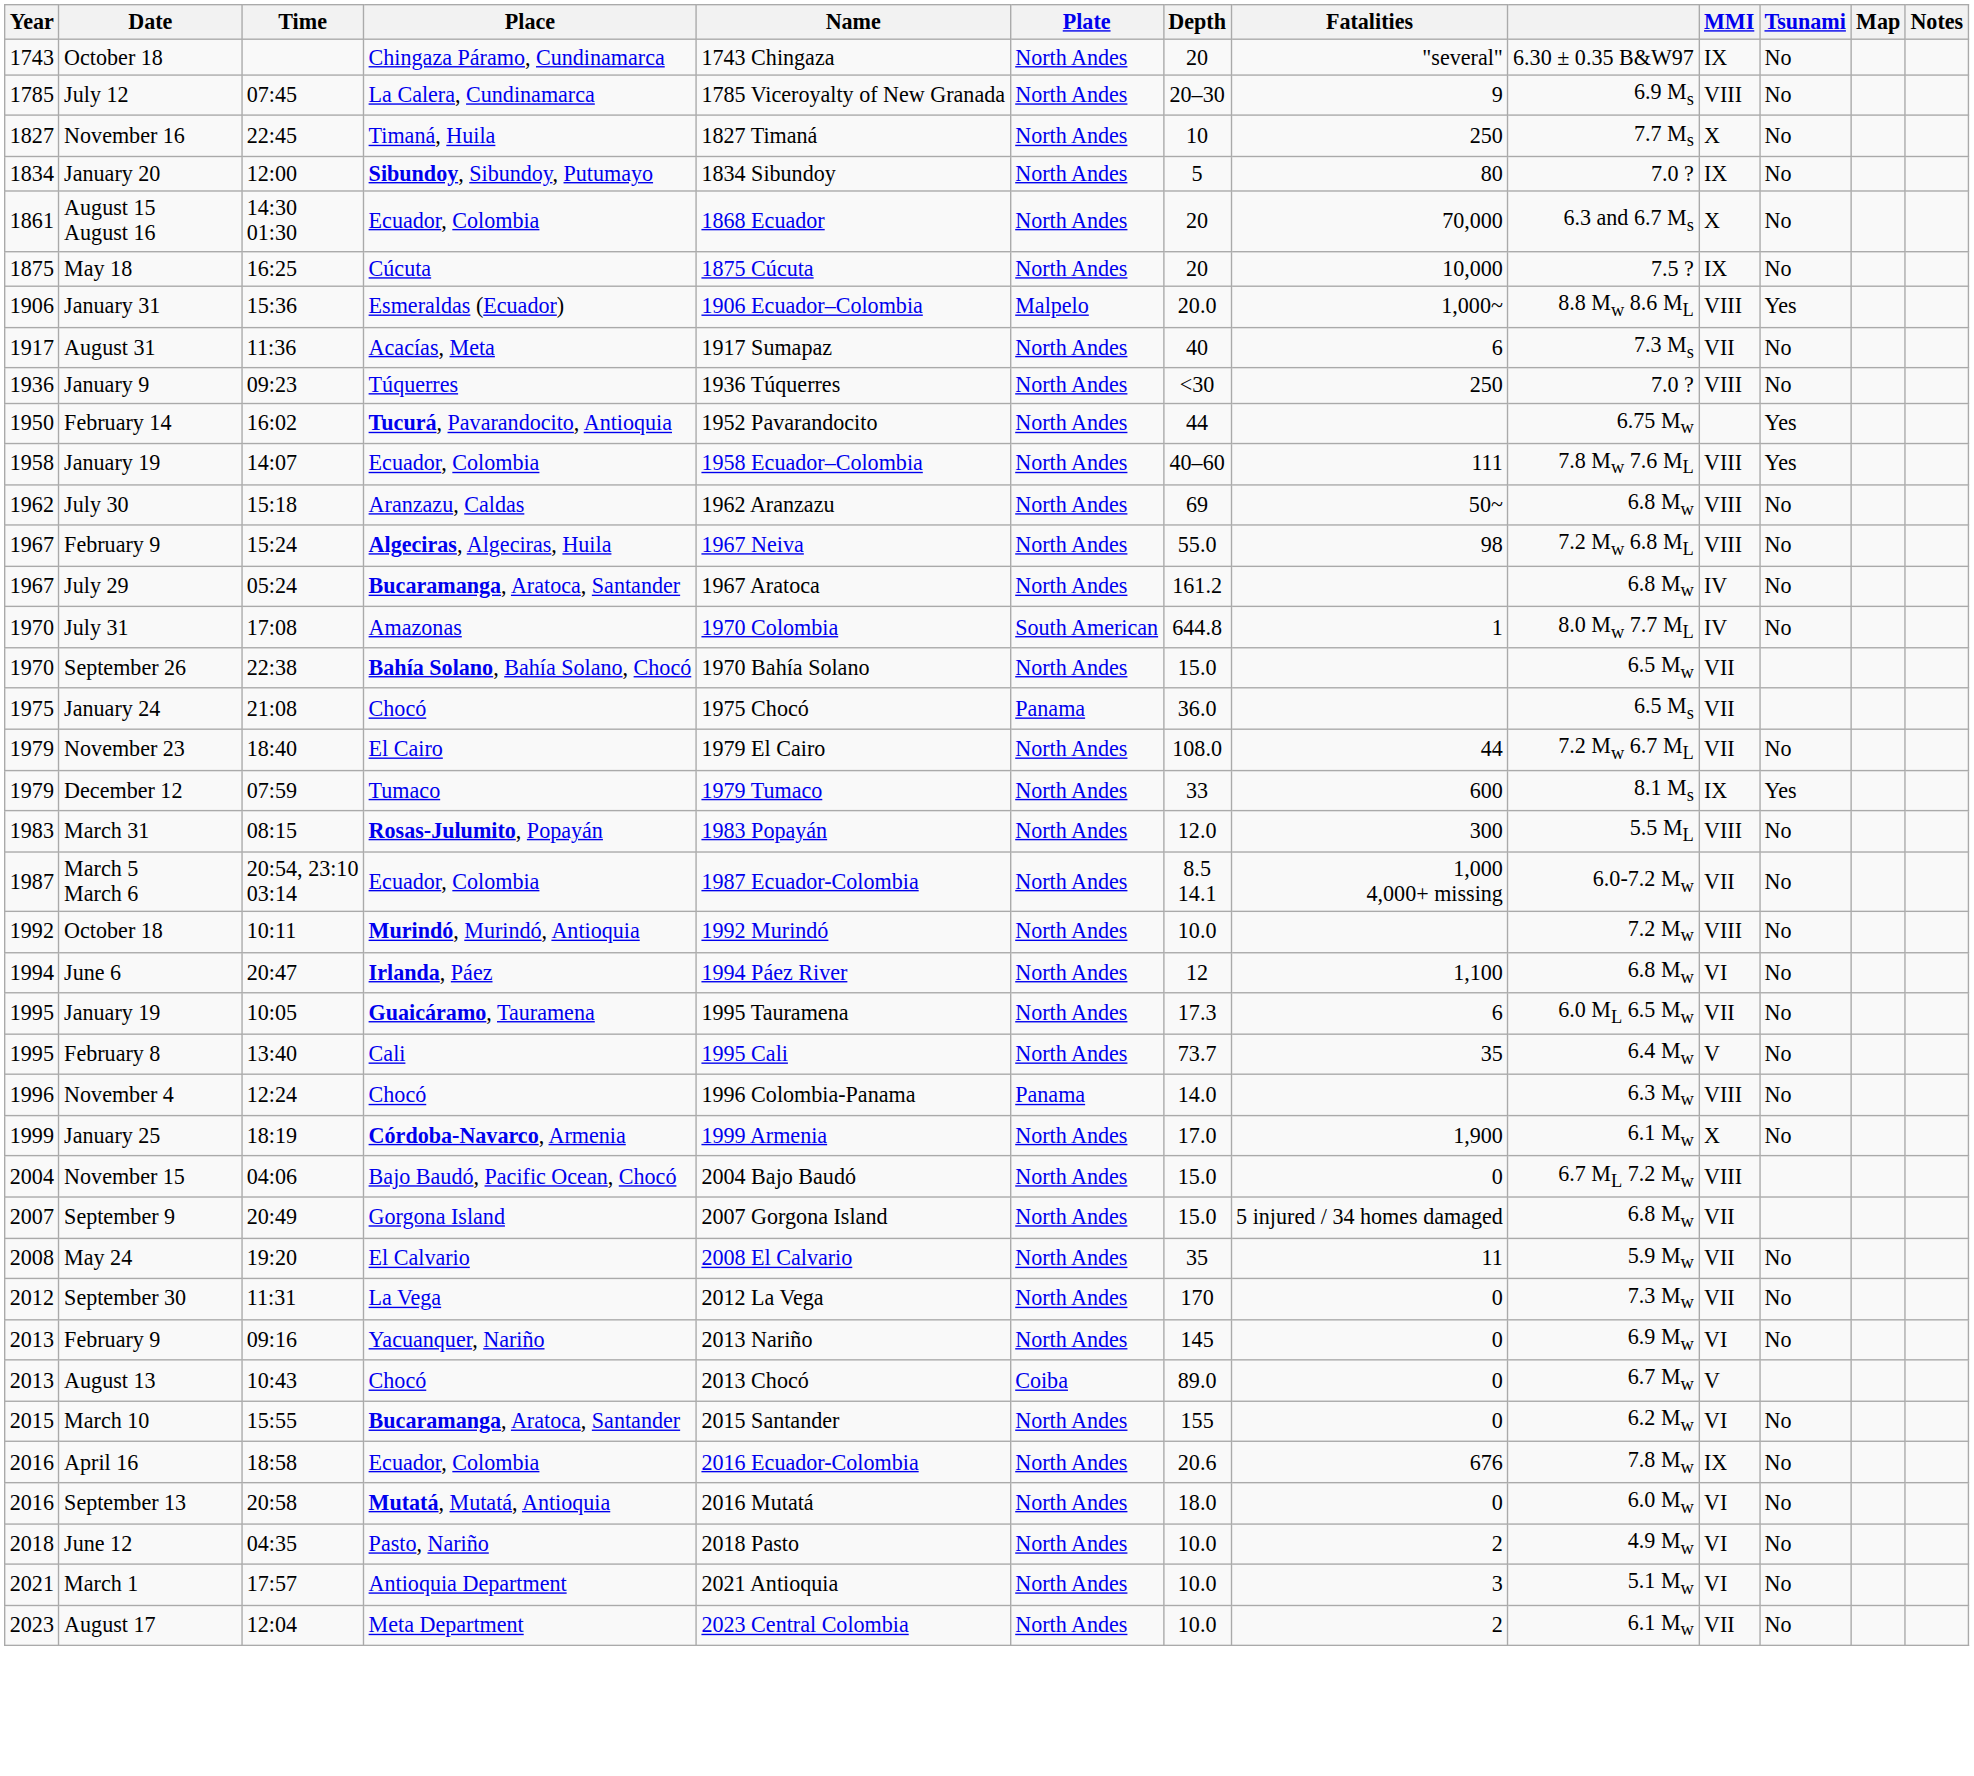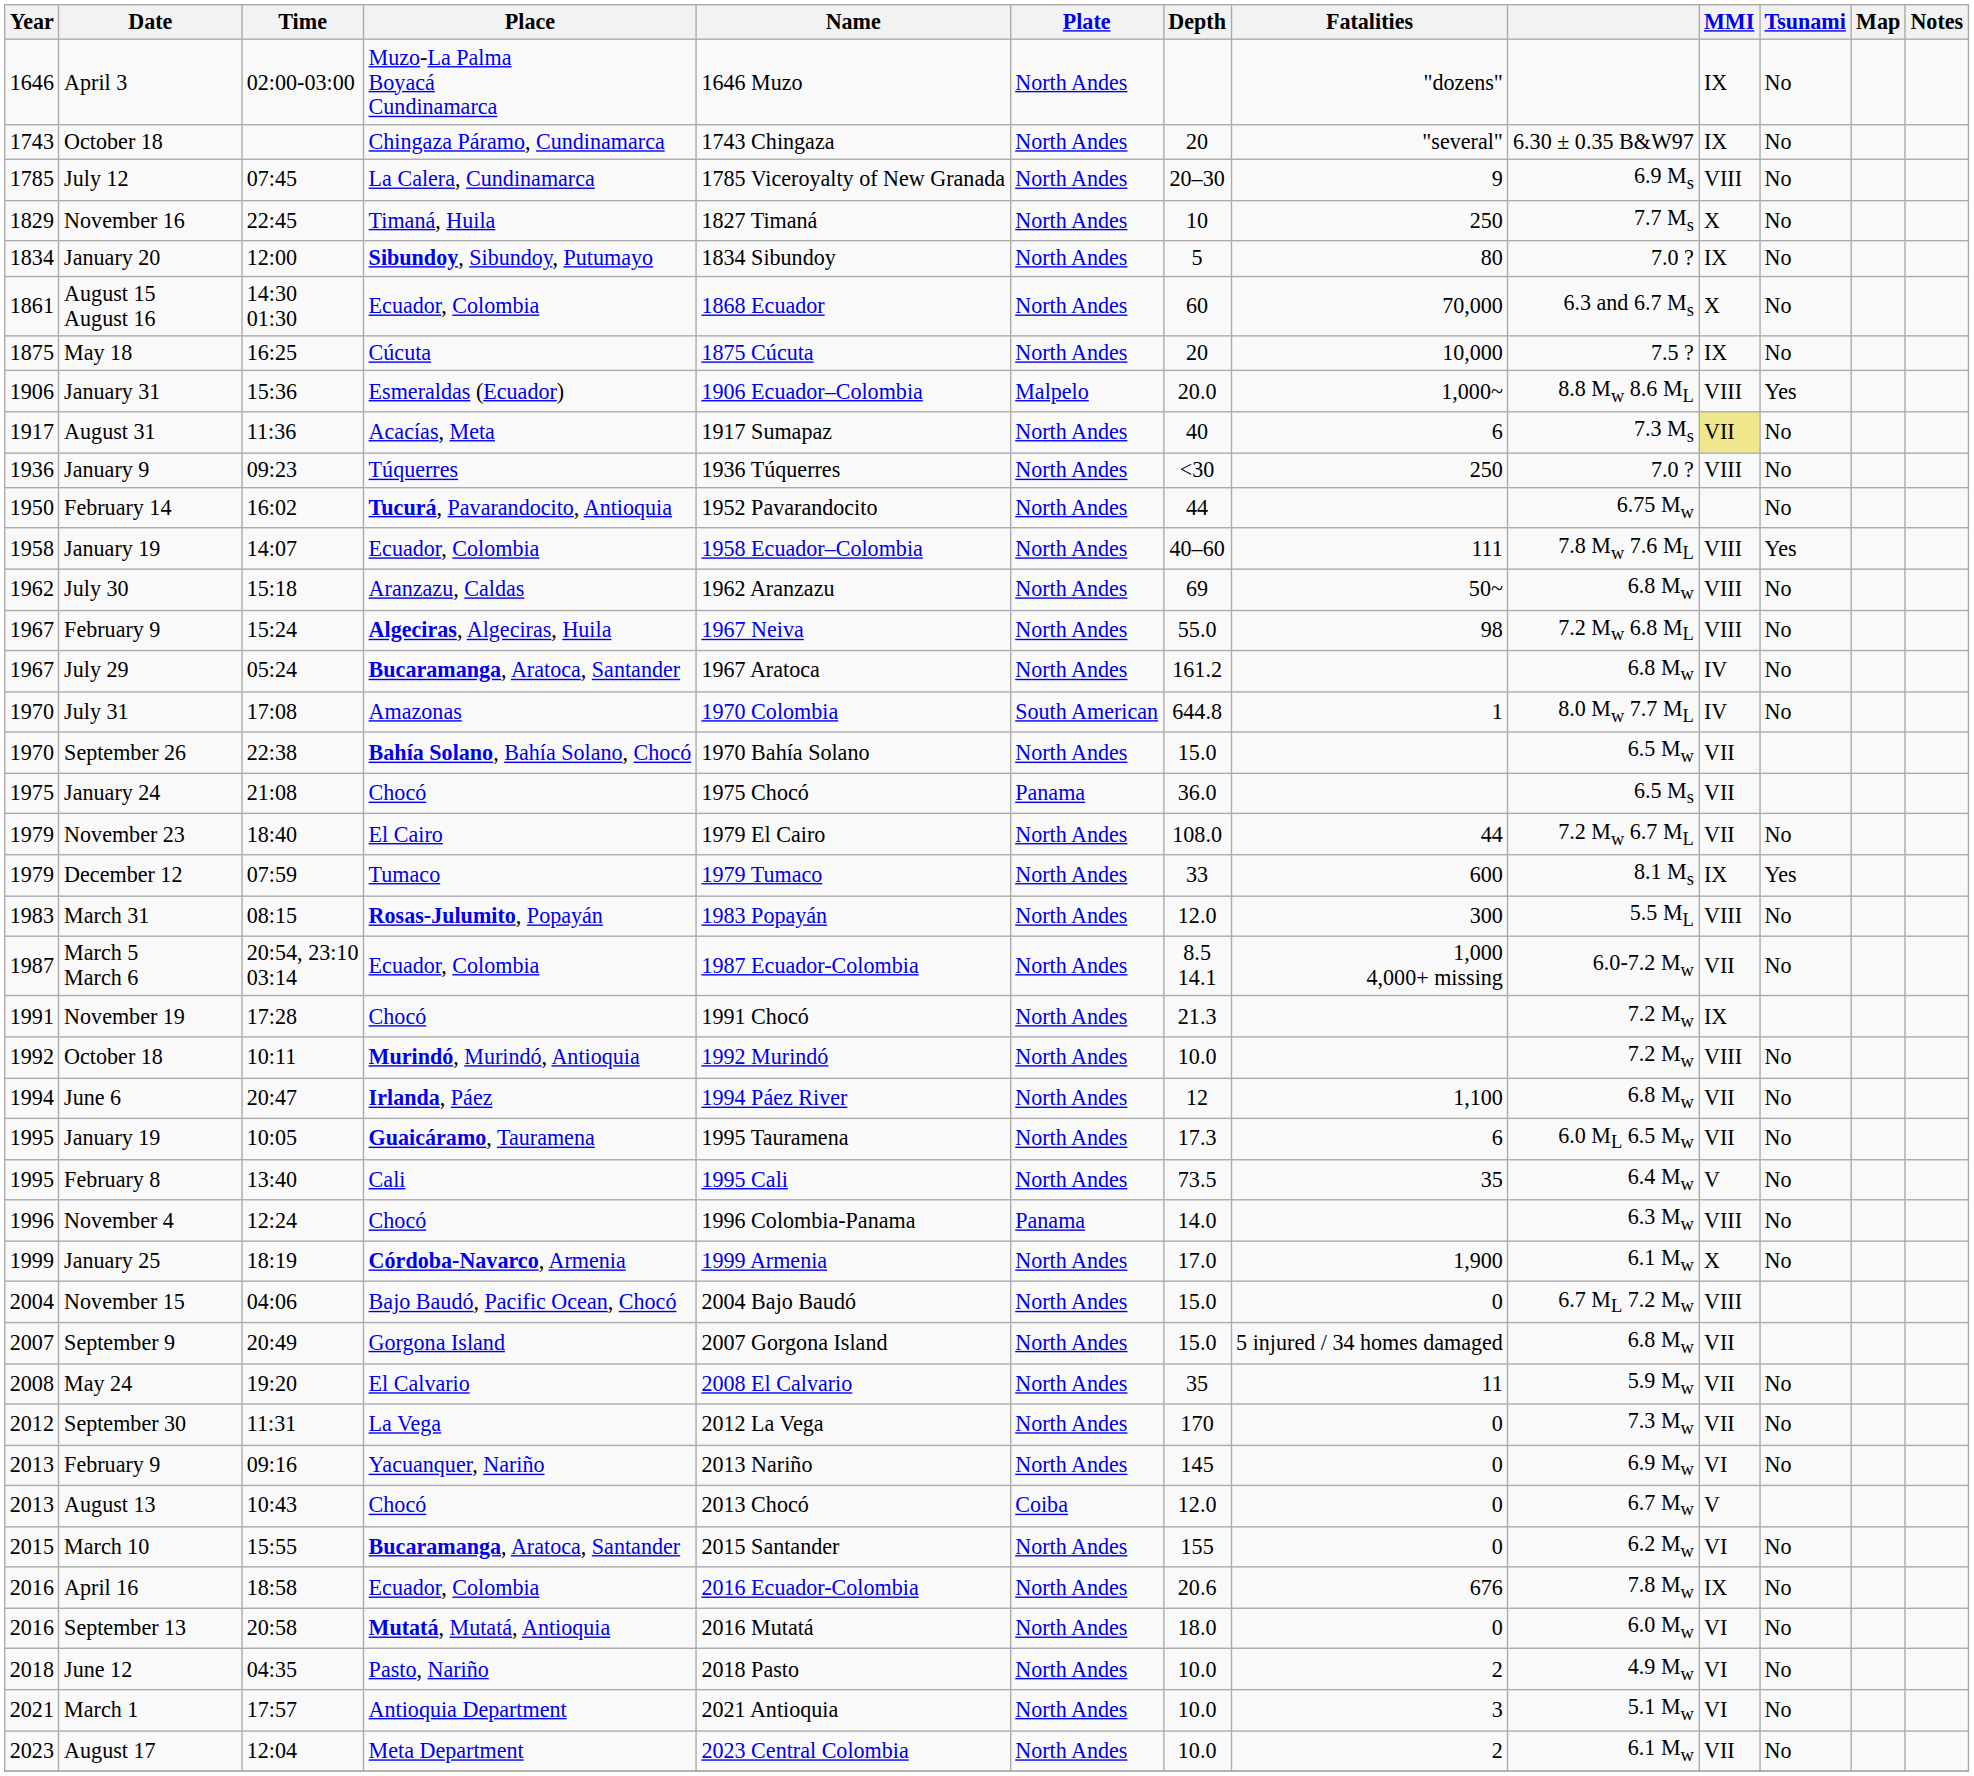+ row: (96, 81)
(32, 135) 1827 -> (32, 220) 1829
(1197, 221) 20 -> (1197, 305) 60
(1719, 347) no background -> (1719, 431) khaki background
(1781, 423) Yes -> (1778, 507) No
+ row: (125, 1016)
(1716, 972) VI -> (1719, 1097) VII
(1197, 1054) 73.7 -> (1197, 1179) 73.5
(1197, 1380) 89.0 -> (1197, 1505) 12.0
